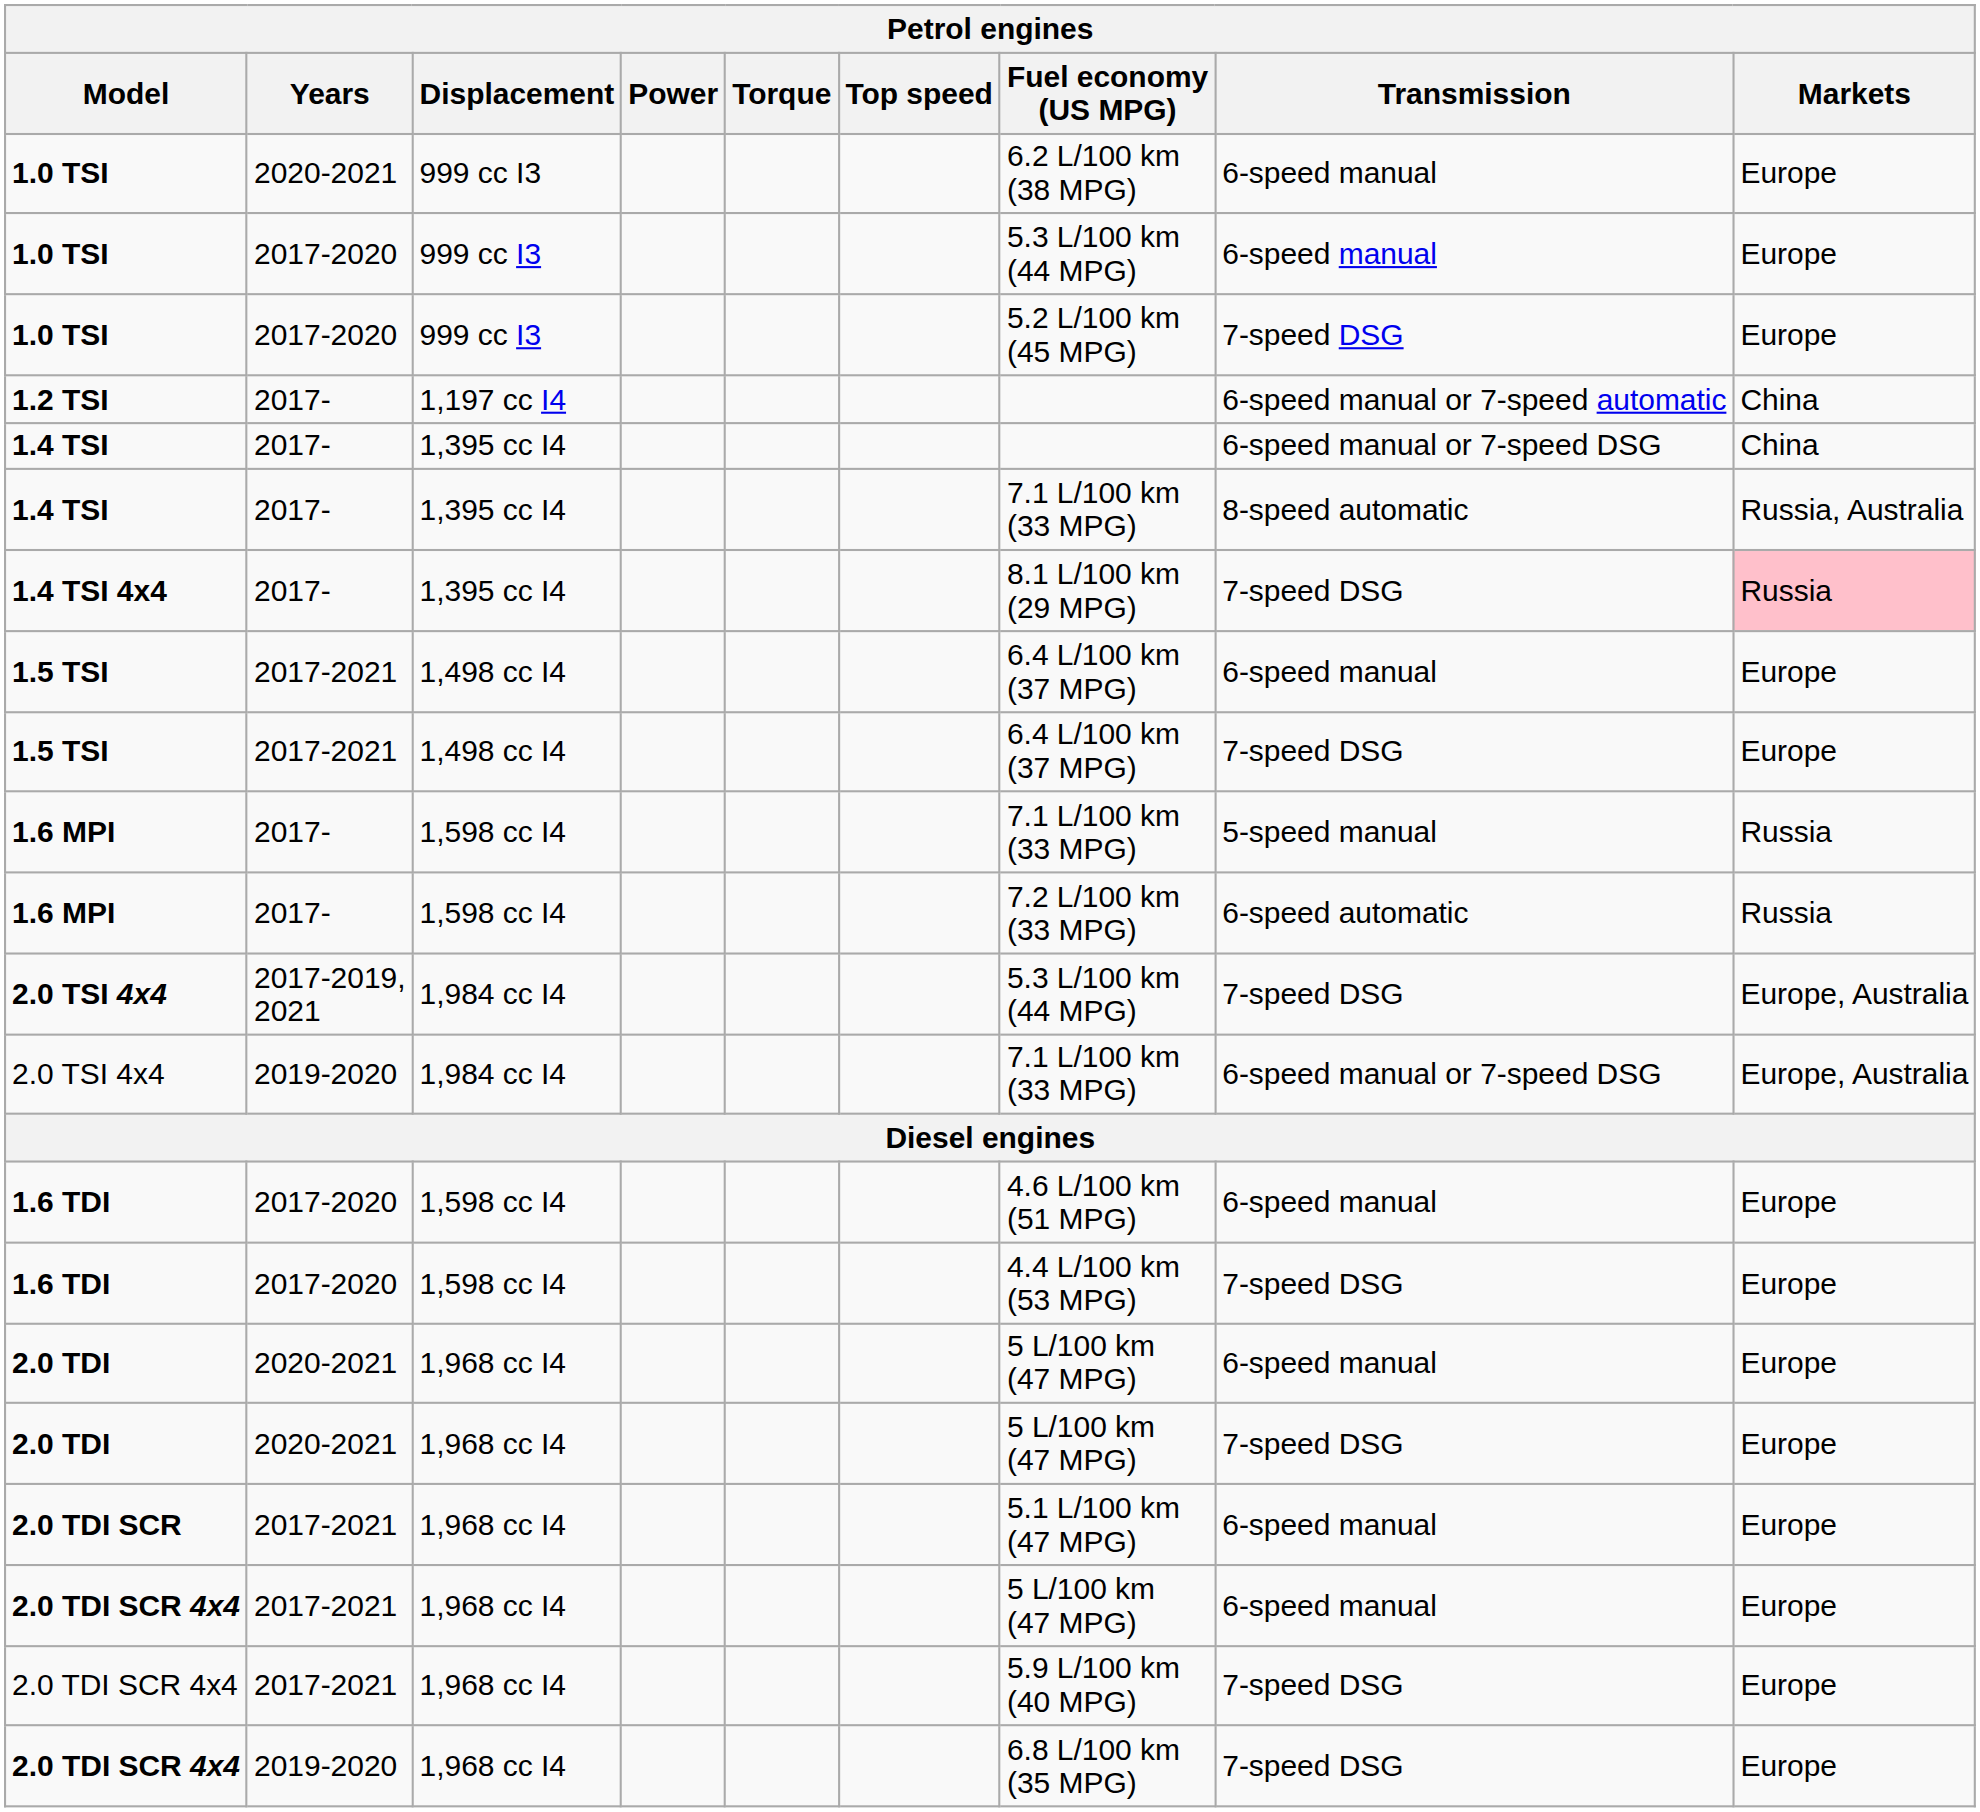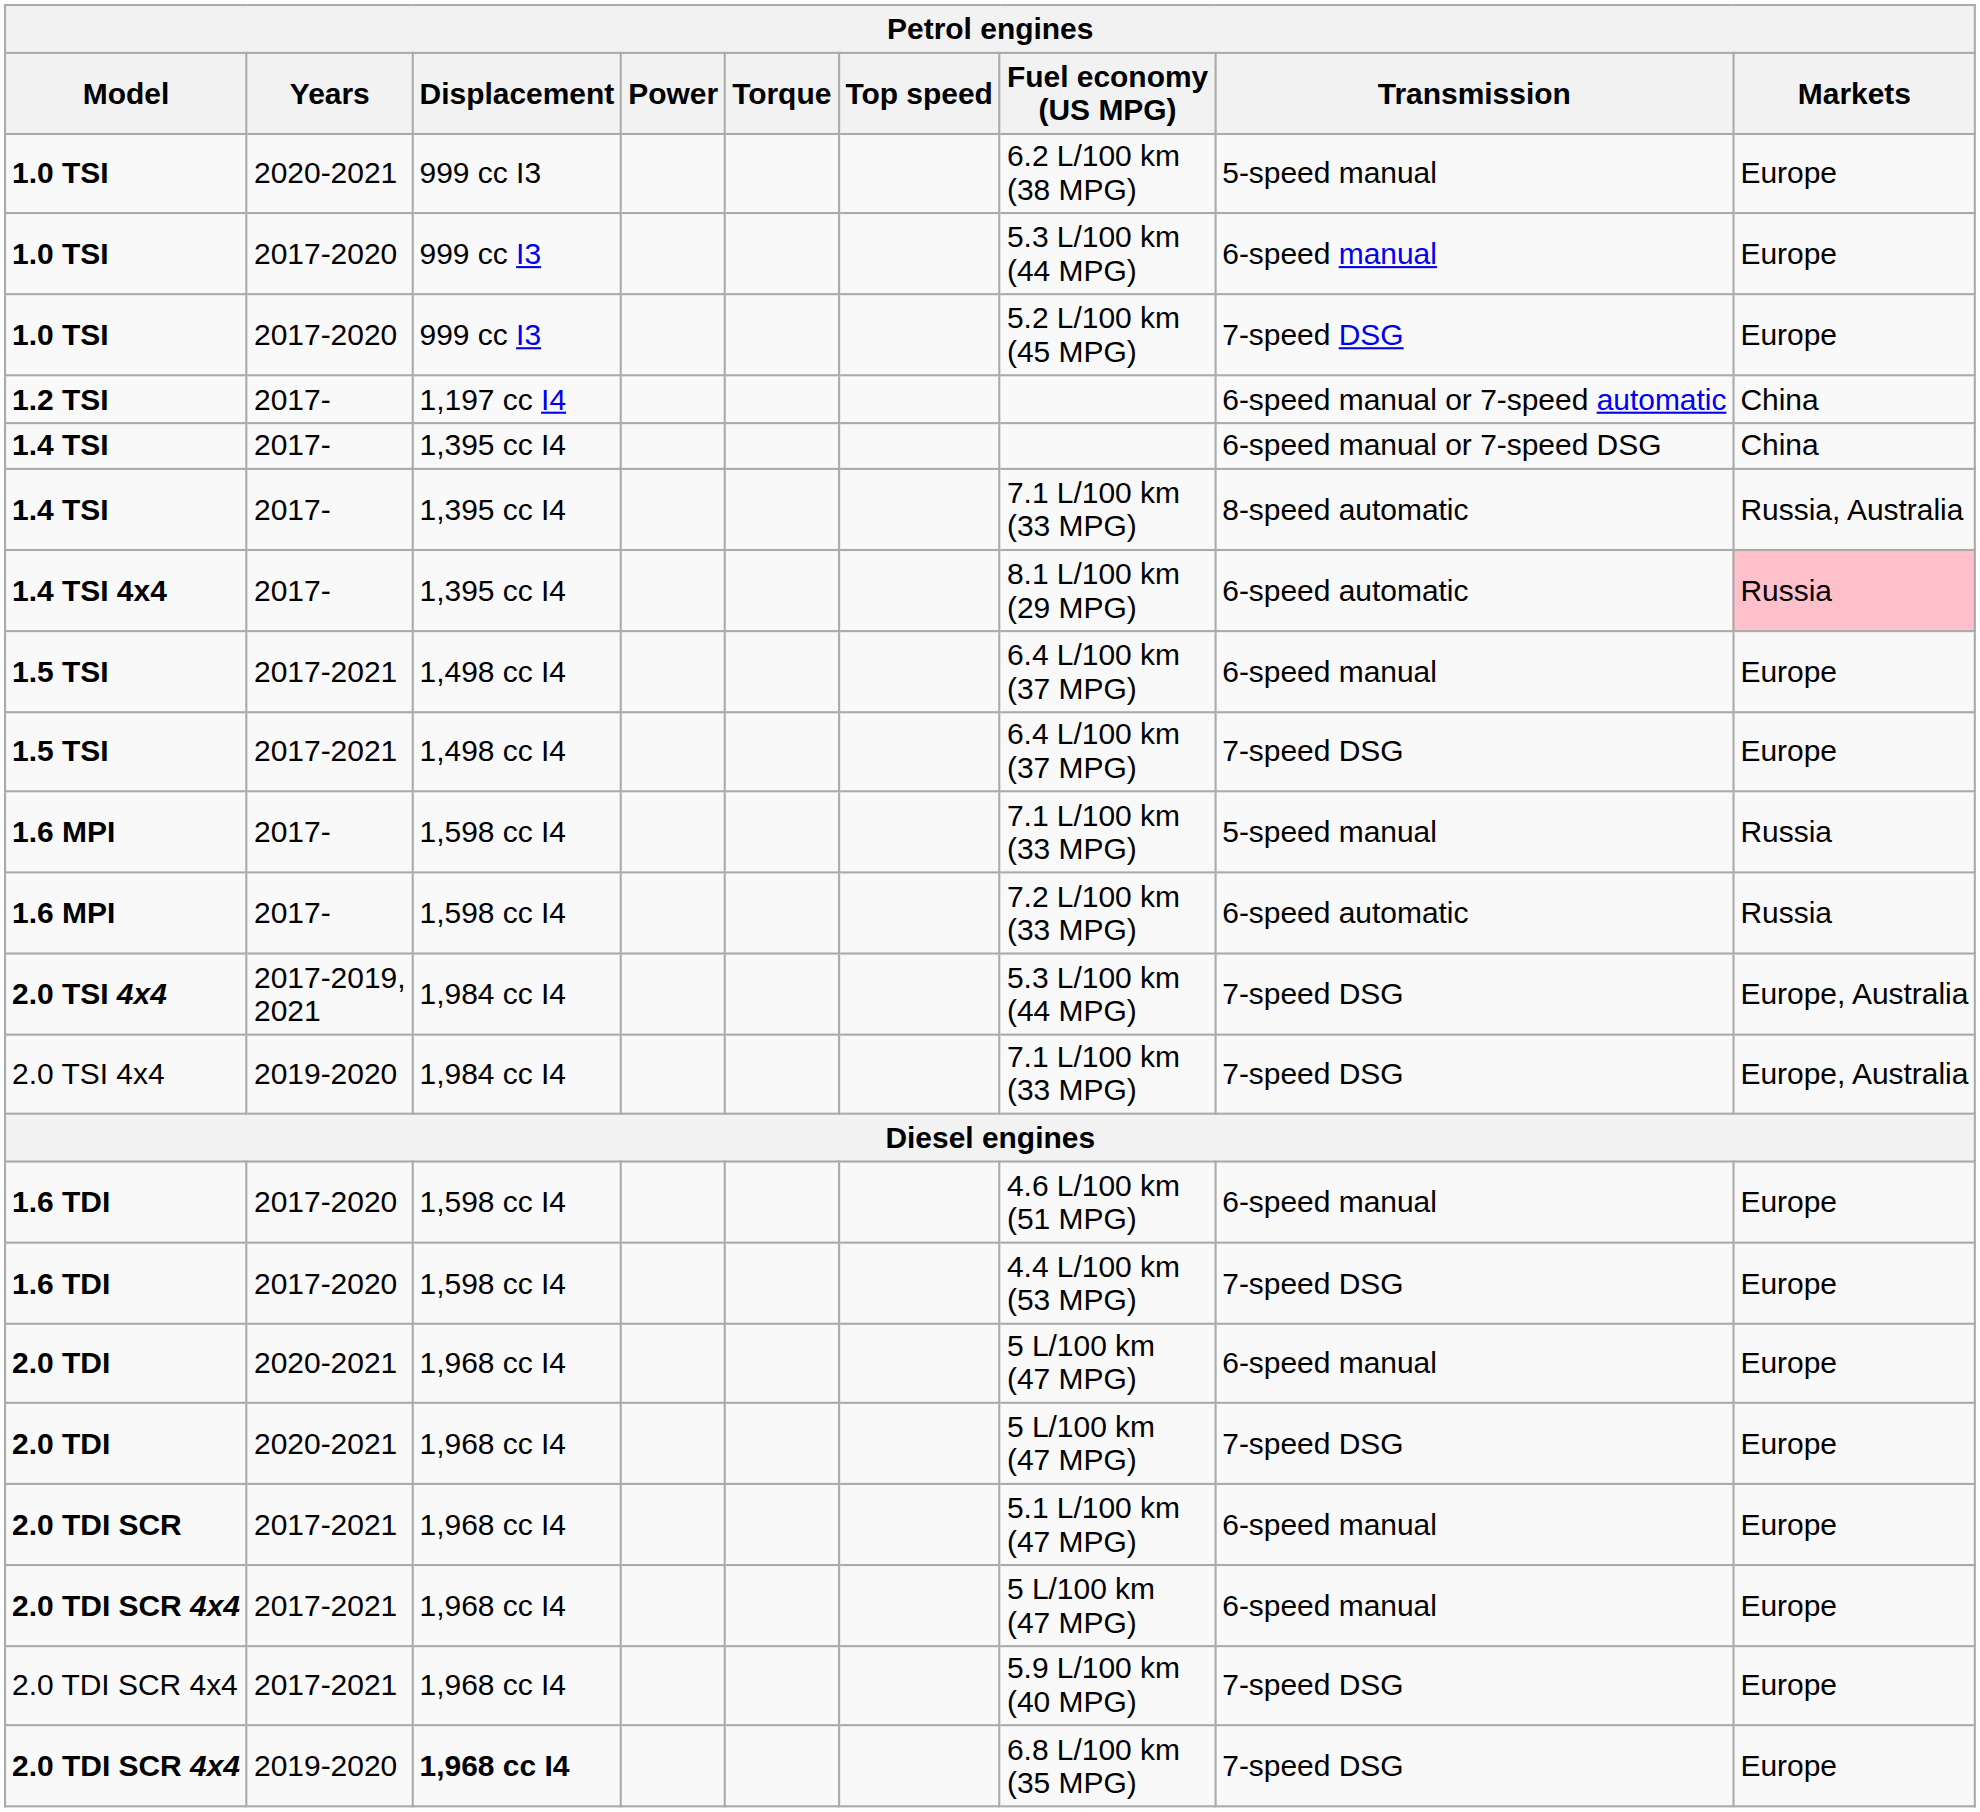(1330, 174) 6-speed manual -> (1330, 174) 5-speed manual
(1313, 591) 7-speed DSG -> (1345, 591) 6-speed automatic
(1442, 1074) 6-speed manual or 7-speed DSG -> (1313, 1074) 7-speed DSG
(493, 1766) normal -> (494, 1766) bold
